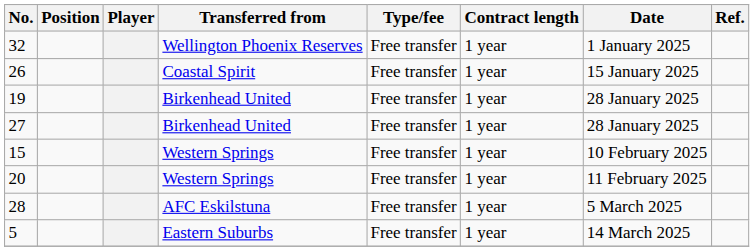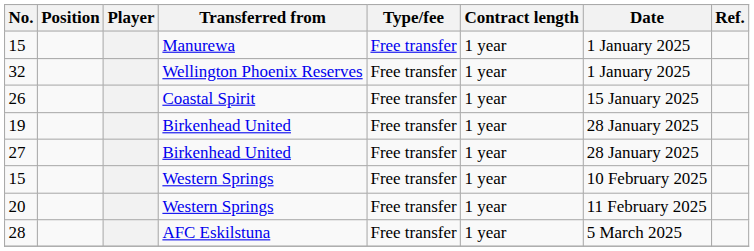+ row: (17, 44)
- row: (13, 233)
